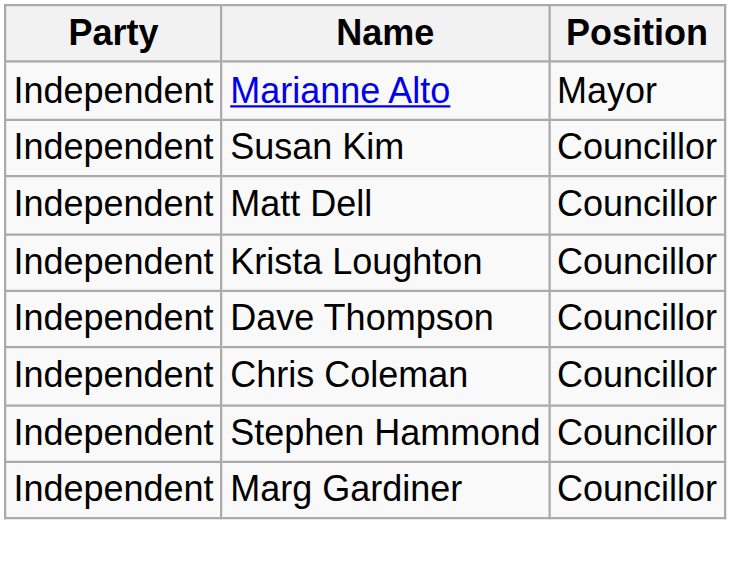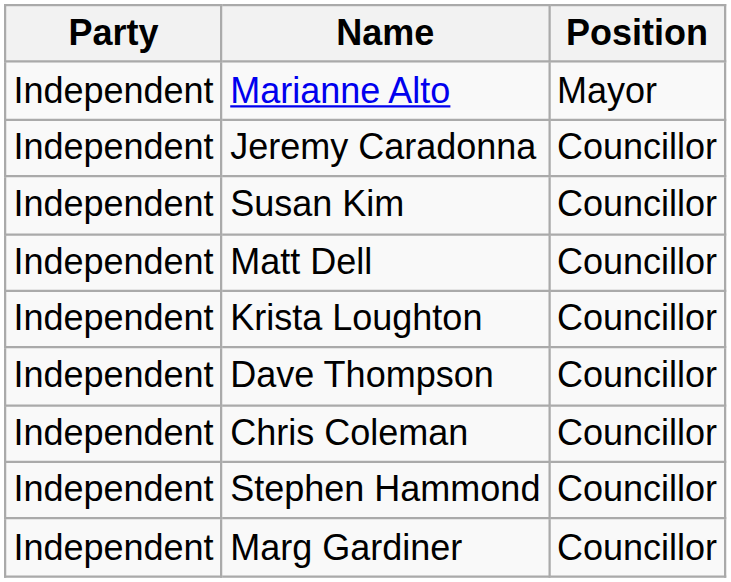+ row: (383, 147)
